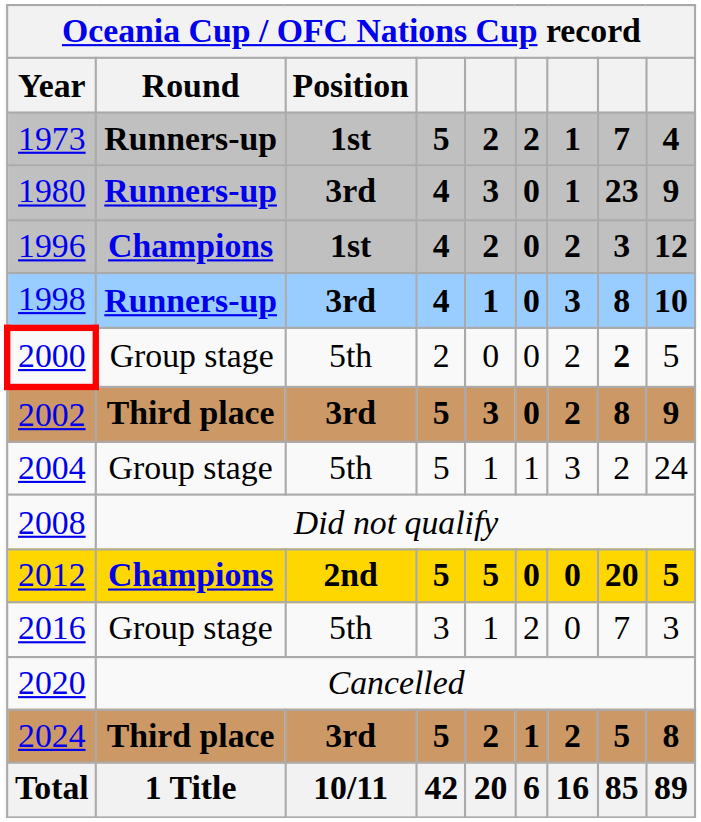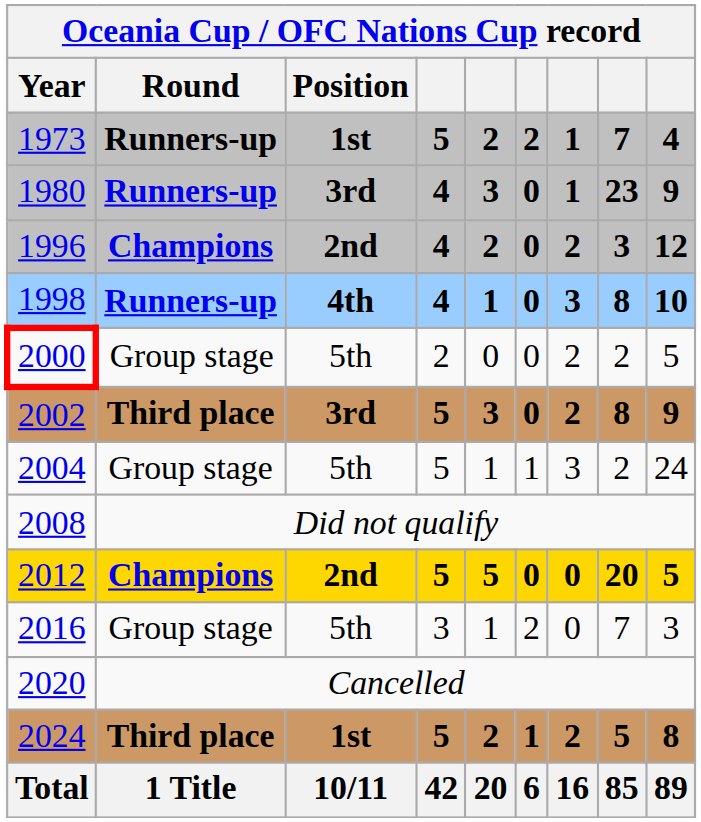(351, 245) 1st -> (351, 245) 2nd
(351, 300) 3rd -> (351, 300) 4th
(622, 356) bold -> (622, 356) normal
(351, 735) 3rd -> (351, 735) 1st
